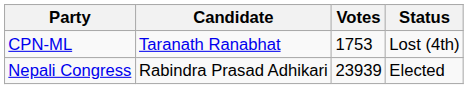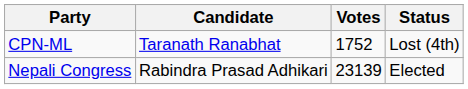(354, 44) 1753 -> (354, 44) 1752
(359, 70) 23939 -> (359, 70) 23139
